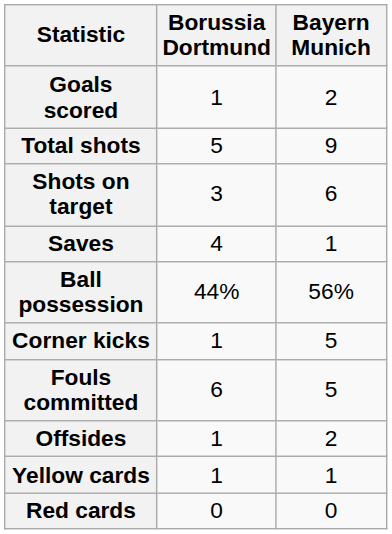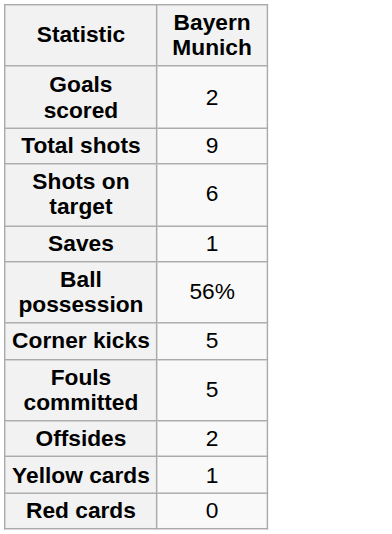- column: (217, 35)
